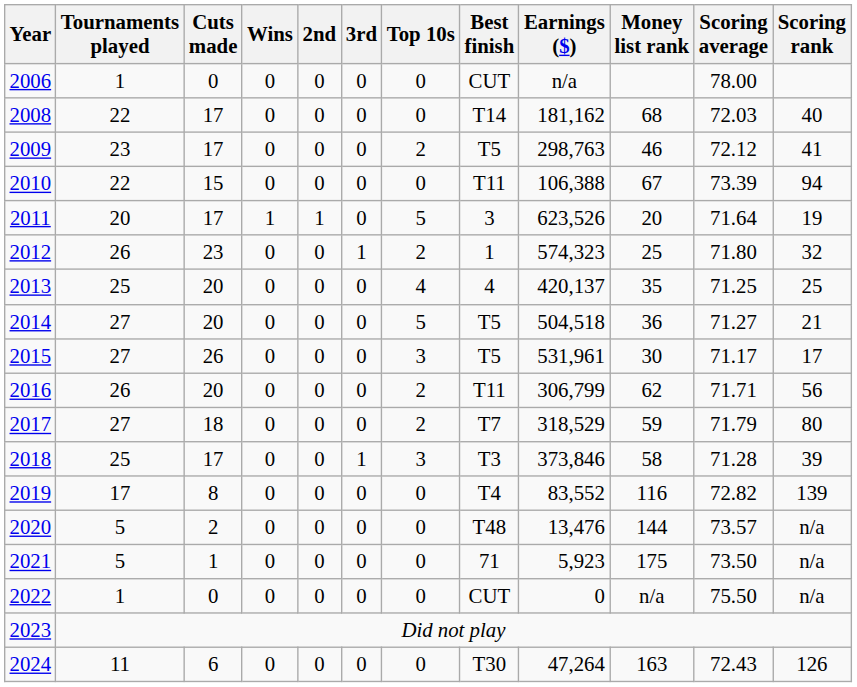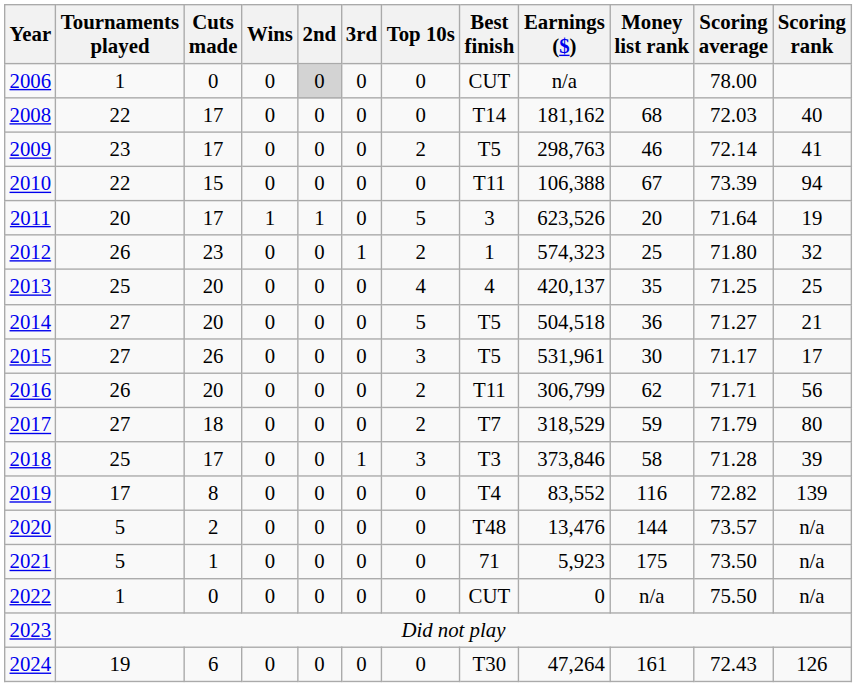(319, 80) no background -> (319, 80) lightgrey background
(733, 149) 72.12 -> (733, 149) 72.14
(120, 664) 11 -> (120, 664) 19
(652, 664) 163 -> (652, 664) 161
